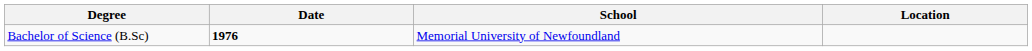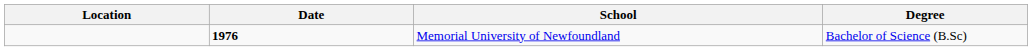columns swapped: (925, 14) <-> (107, 14)
